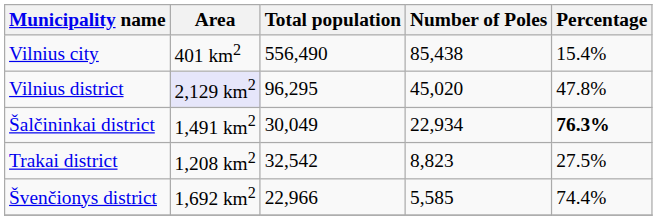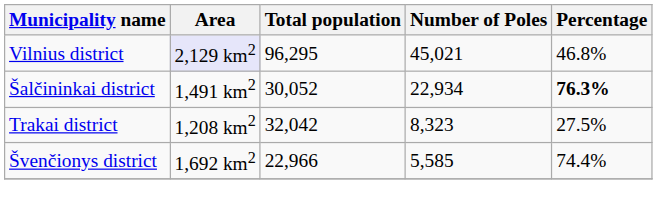- row: (54, 53)
(437, 89) 45,020 -> (437, 53) 45,021
(581, 89) 47.8% -> (581, 53) 46.8%
(291, 125) 30,049 -> (291, 89) 30,052
(291, 160) 32,542 -> (291, 125) 32,042
(432, 160) 8,823 -> (432, 125) 8,323
